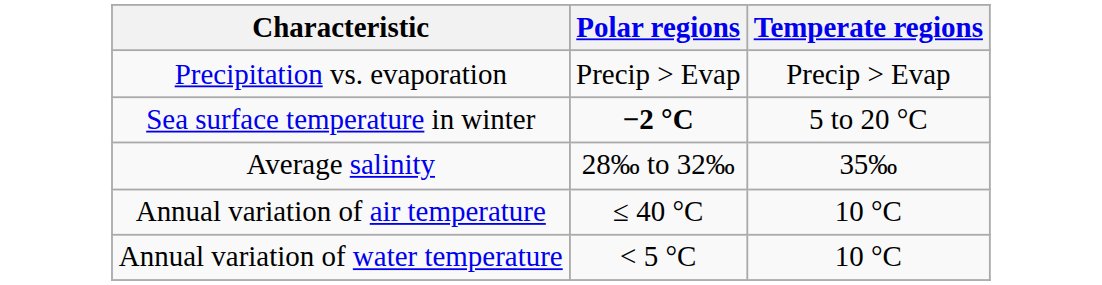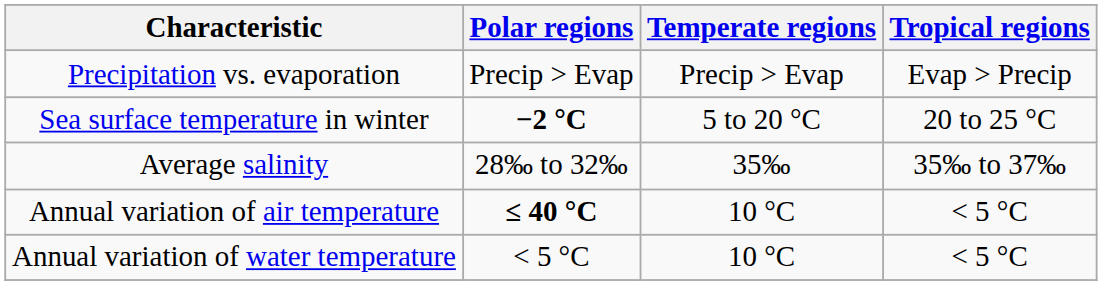+ column: (990, 27)
(658, 211) normal -> (551, 211) bold
